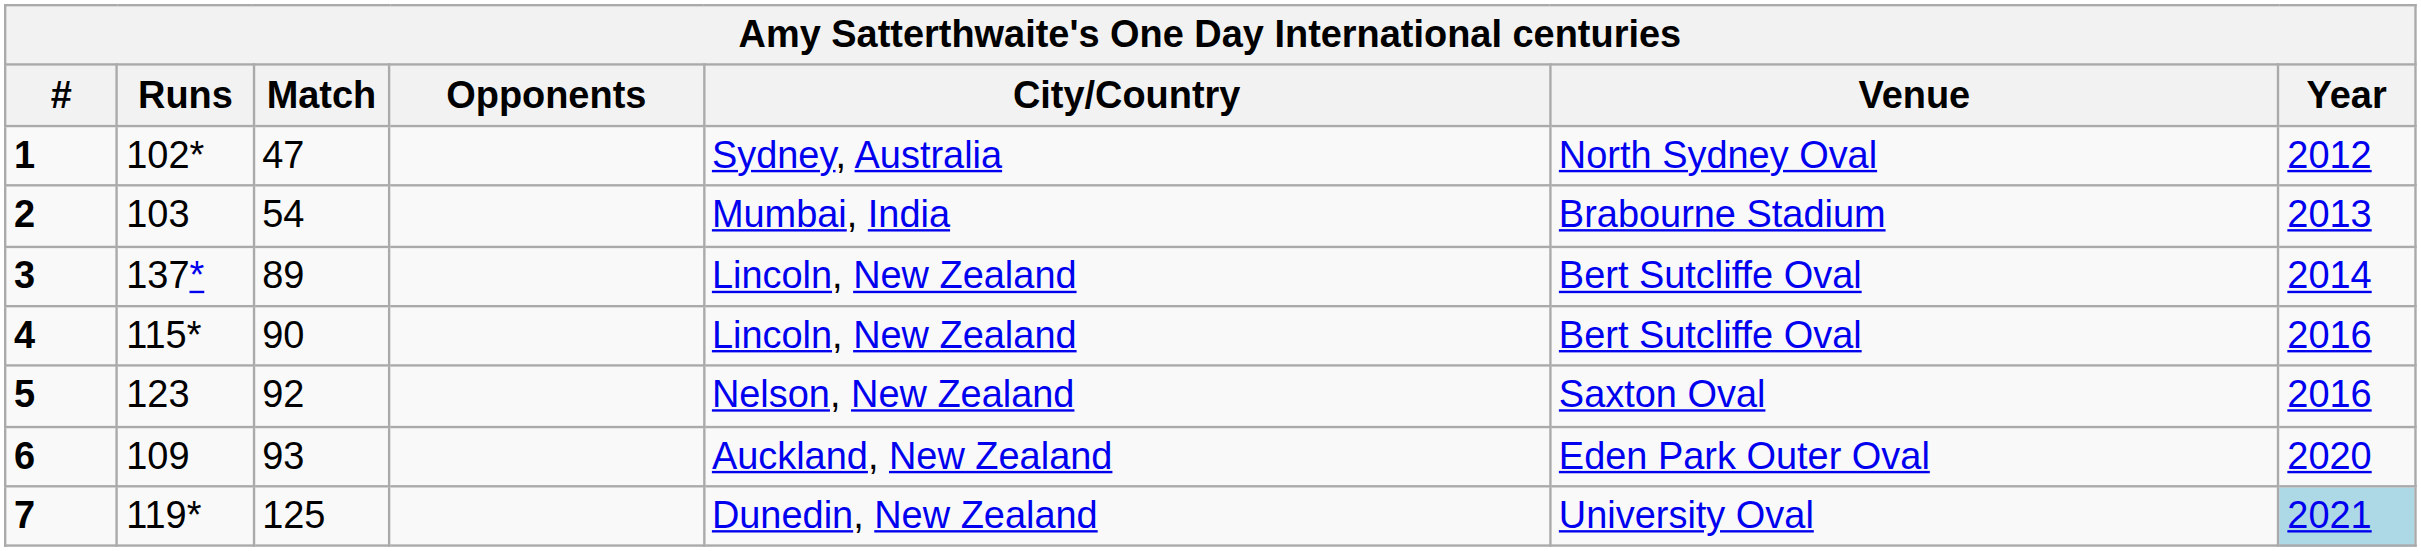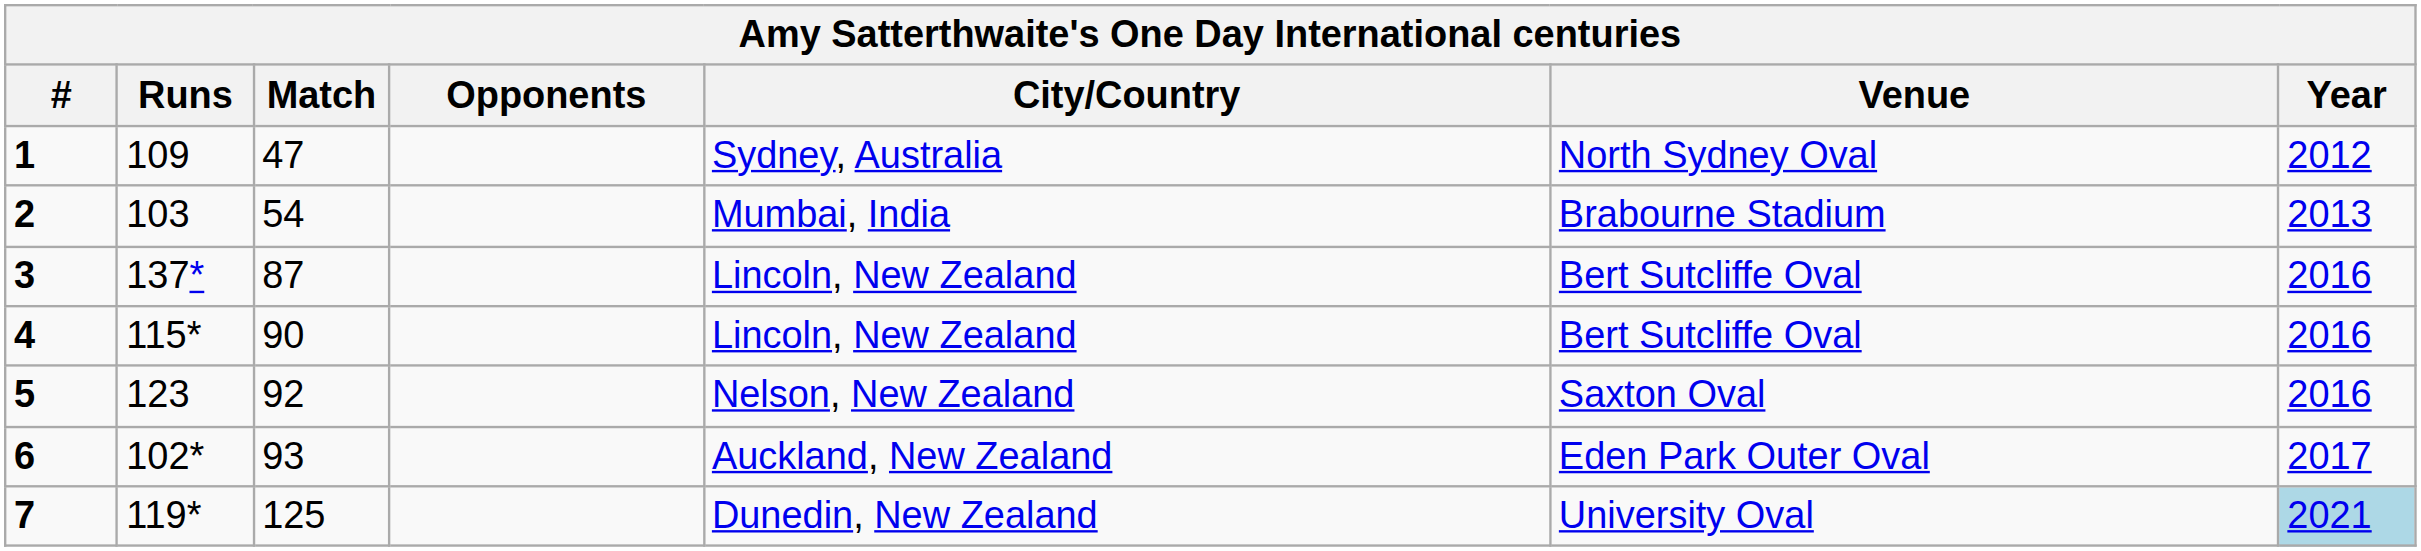(165, 154) 102* -> (158, 154) 109
(283, 275) 89 -> (283, 275) 87
(2330, 275) 2014 -> (2330, 275) 2016
(158, 455) 109 -> (165, 455) 102*
(2330, 455) 2020 -> (2330, 455) 2017
